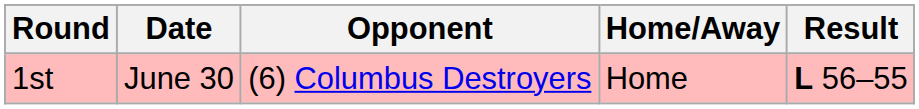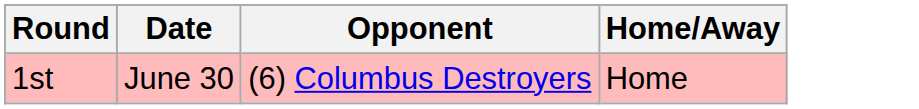- column: (851, 28)
